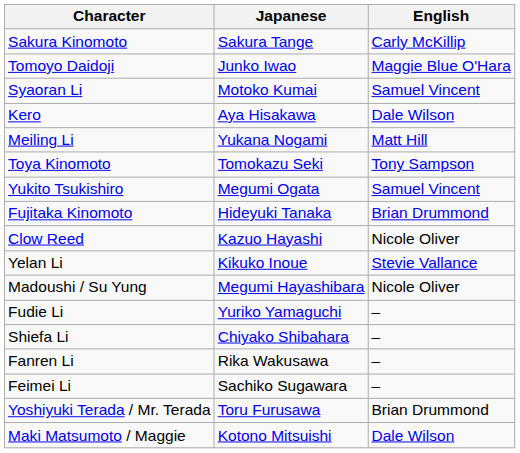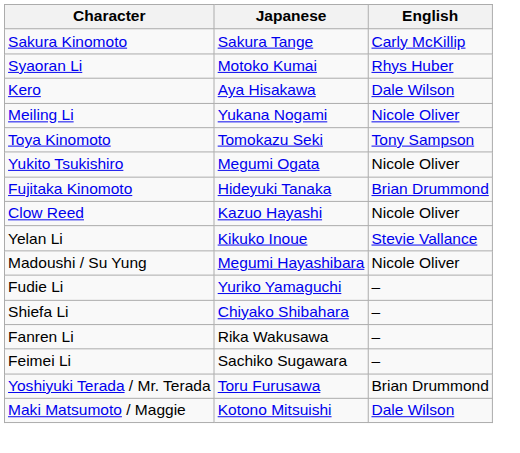- row: (61, 66)
(426, 90) Samuel Vincent -> (412, 66) Rhys Huber
(400, 139) Matt Hill -> (415, 115) Nicole Oliver
(426, 189) Samuel Vincent -> (415, 164) Nicole Oliver
